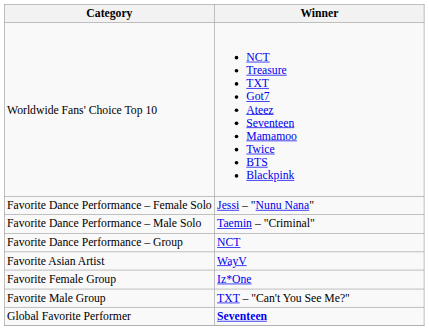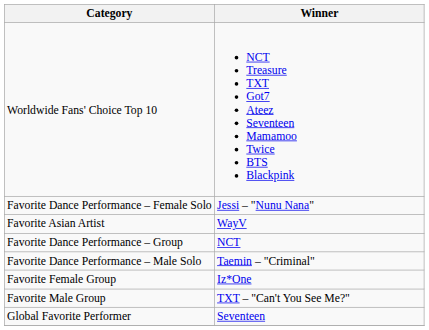rows swapped: (104, 224) <-> (56, 261)
(242, 316) bold -> (241, 316) normal
